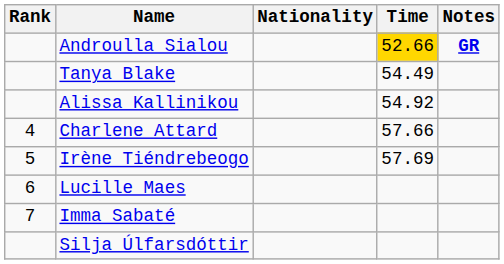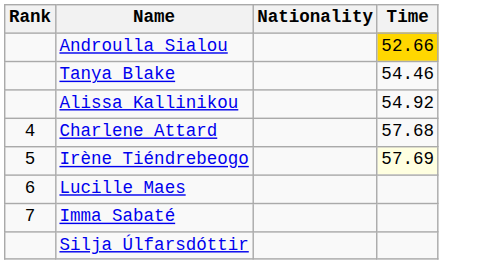- column: (469, 19)
(408, 76) 54.49 -> (408, 76) 54.46
(408, 132) 57.66 -> (408, 132) 57.68
(408, 161) no background -> (408, 161) lightyellow background
